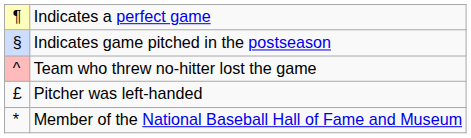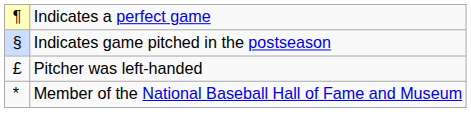- row: (175, 68)
